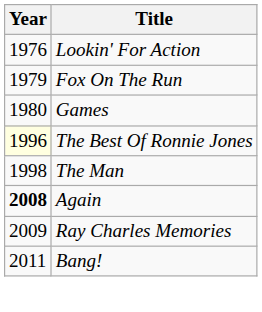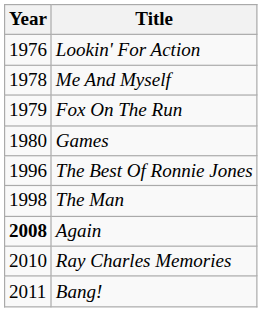+ row: (113, 79)
(28, 140) lightyellow background -> (28, 170) no background
(28, 230) 2009 -> (28, 261) 2010
